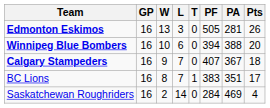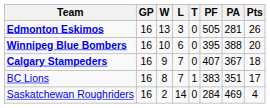(211, 45) 394 -> (211, 45) 395
